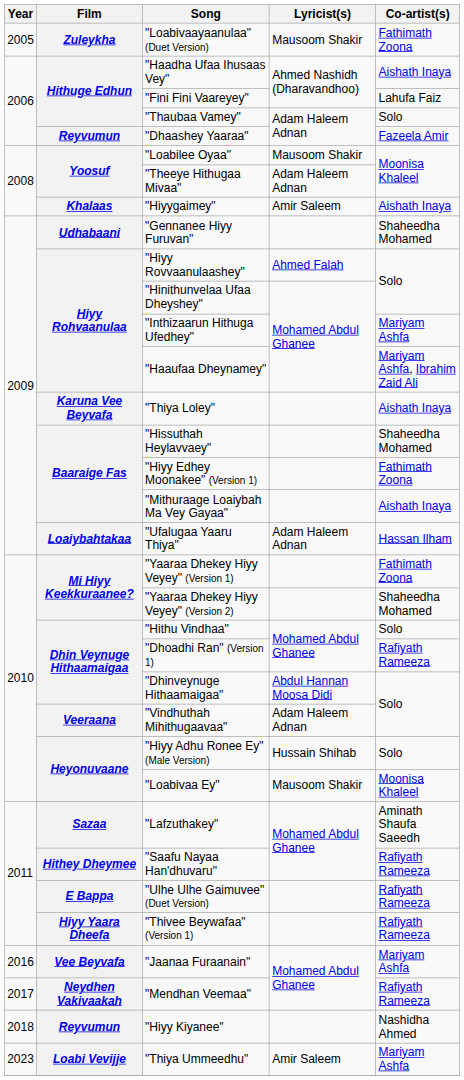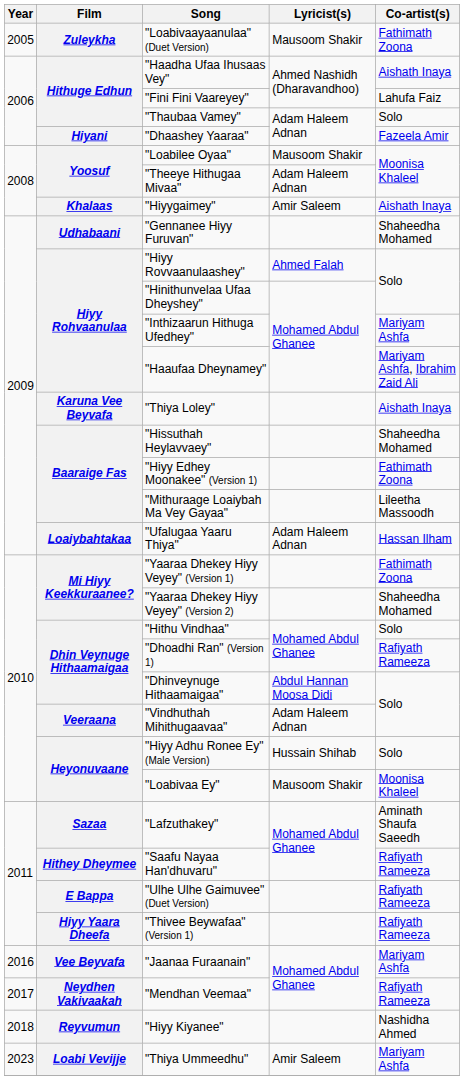(89, 136) Reyvumun -> (89, 136) Hiyani
(415, 506) Aishath Inaya -> (406, 506) Lileetha Massoodh
